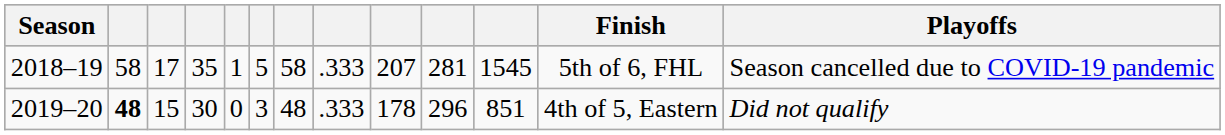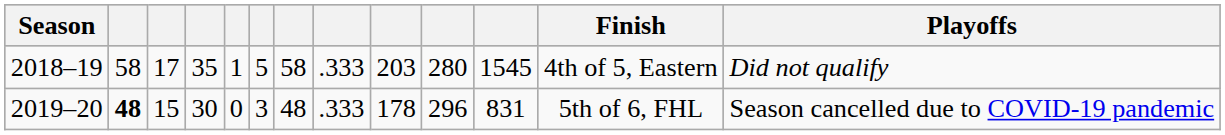(396, 66) 207 -> (396, 66) 203
(448, 66) 281 -> (448, 66) 280
(631, 66) 5th of 6, FHL -> (631, 66) 4th of 5, Eastern
(972, 66) Season cancelled due to COVID-19 pandemic -> (809, 66) Did not qualify
(506, 108) 851 -> (506, 108) 831
(631, 108) 4th of 5, Eastern -> (631, 108) 5th of 6, FHL
(809, 108) Did not qualify -> (972, 108) Season cancelled due to COVID-19 pandemic
